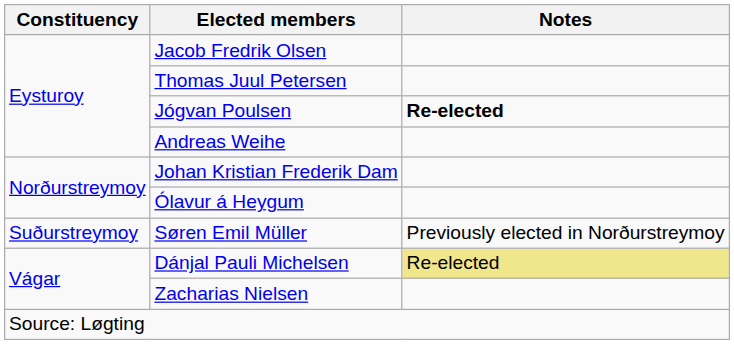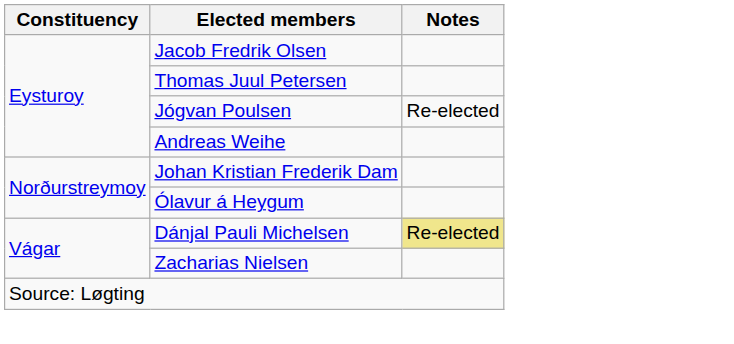(455, 111) bold -> (453, 111) normal
- row: (231, 232)
